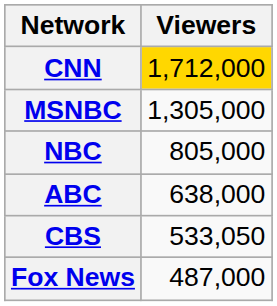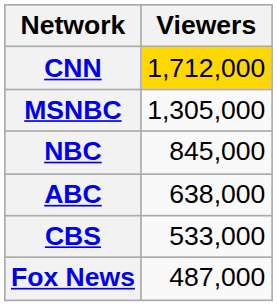(217, 151) 805,000 -> (217, 151) 845,000
(217, 236) 533,050 -> (217, 236) 533,000
